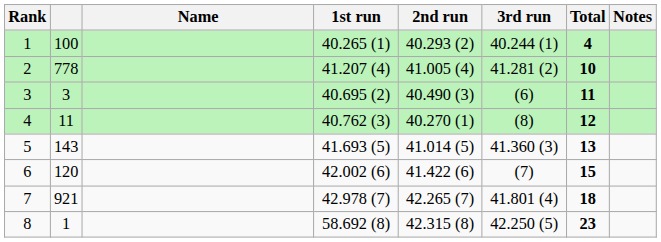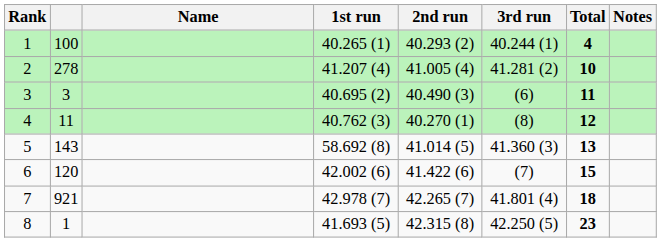(66, 69) 778 -> (66, 69) 278
(356, 146) 41.693 (5) -> (356, 146) 58.692 (8)
(356, 224) 58.692 (8) -> (356, 224) 41.693 (5)
